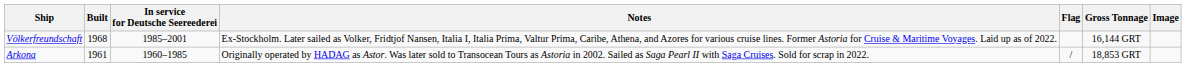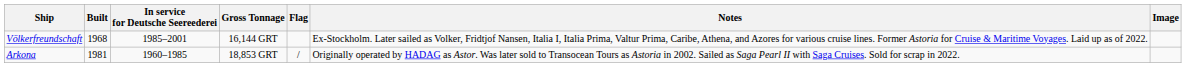columns swapped: (1116, 17) <-> (639, 17)
(97, 54) 1961 -> (97, 54) 1981
